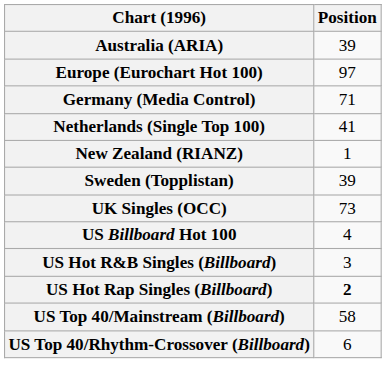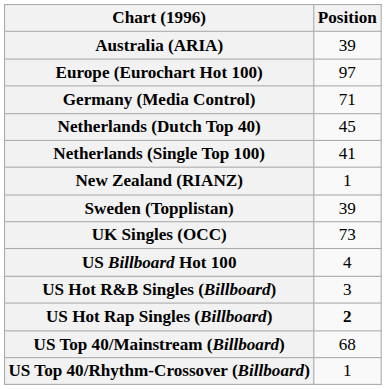+ row: (159, 126)
(347, 316) 58 -> (347, 343) 68
(347, 343) 6 -> (347, 371) 1
